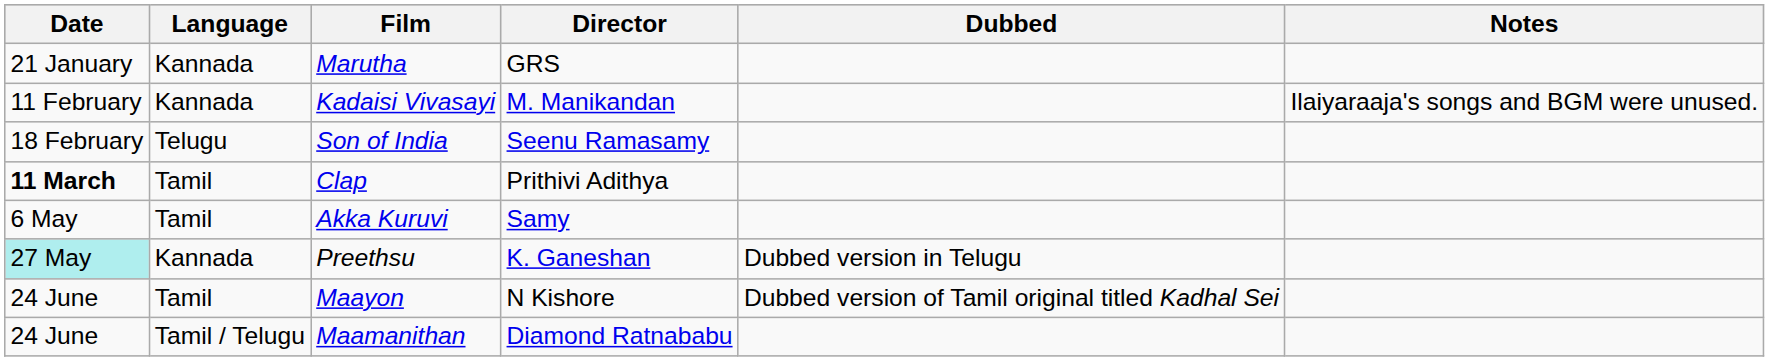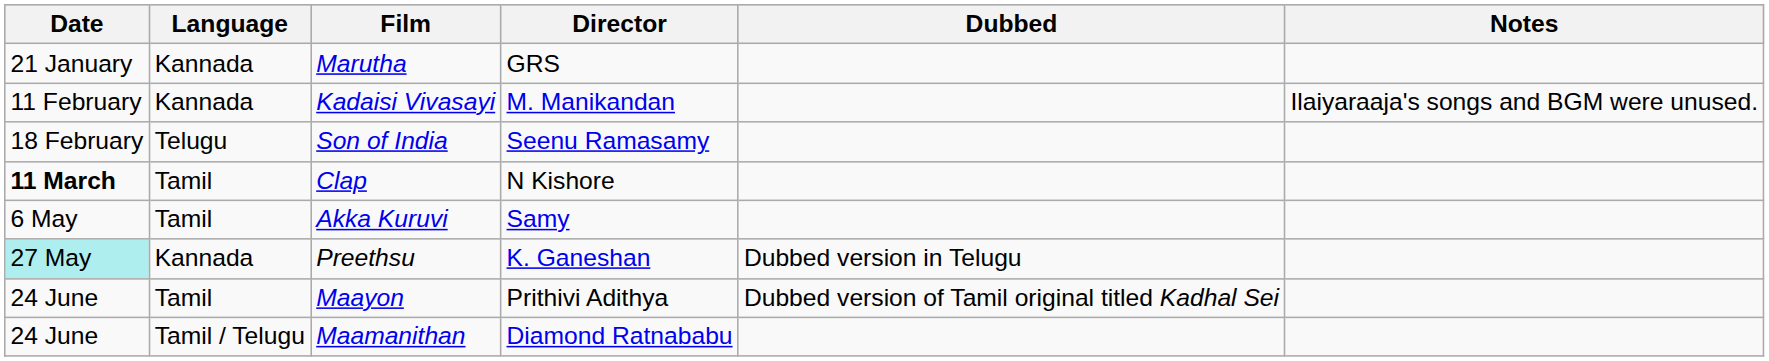(587, 180) Prithivi Adithya -> (561, 180) N Kishore
(561, 297) N Kishore -> (587, 297) Prithivi Adithya
